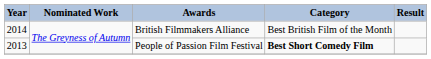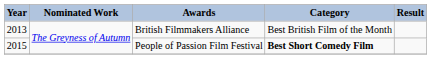(17, 29) 2014 -> (17, 29) 2013
(17, 46) 2013 -> (17, 46) 2015
